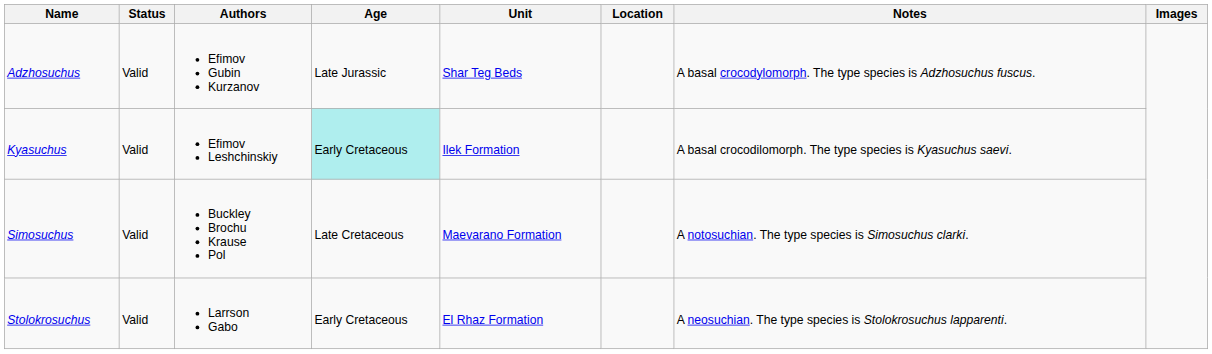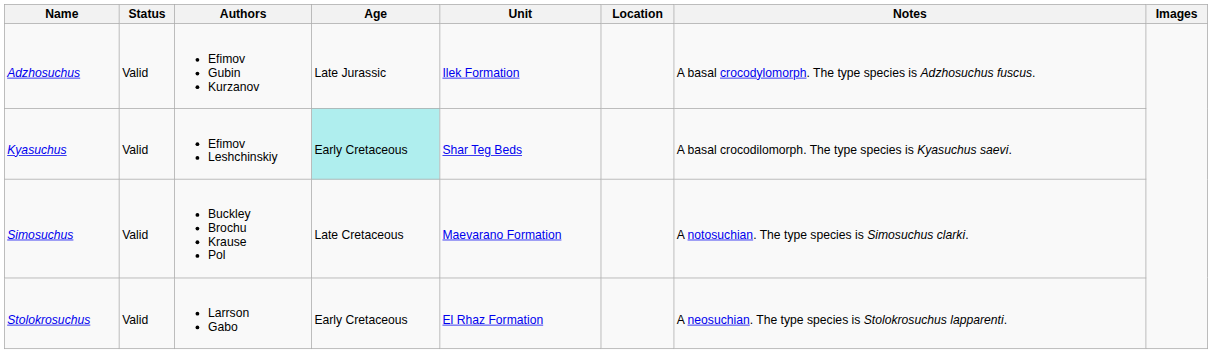(482, 72) Shar Teg Beds -> (481, 72) Ilek Formation
(481, 150) Ilek Formation -> (482, 150) Shar Teg Beds
